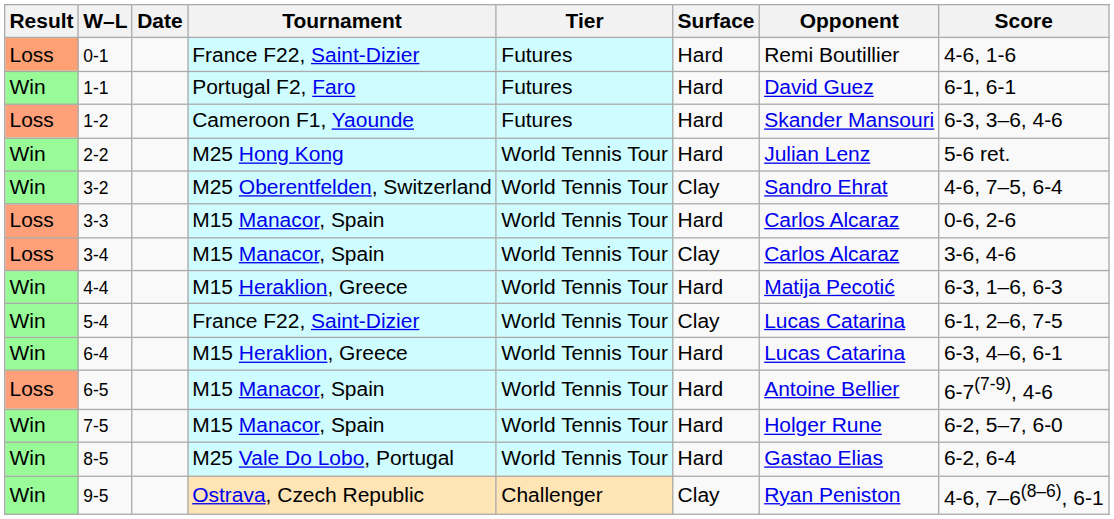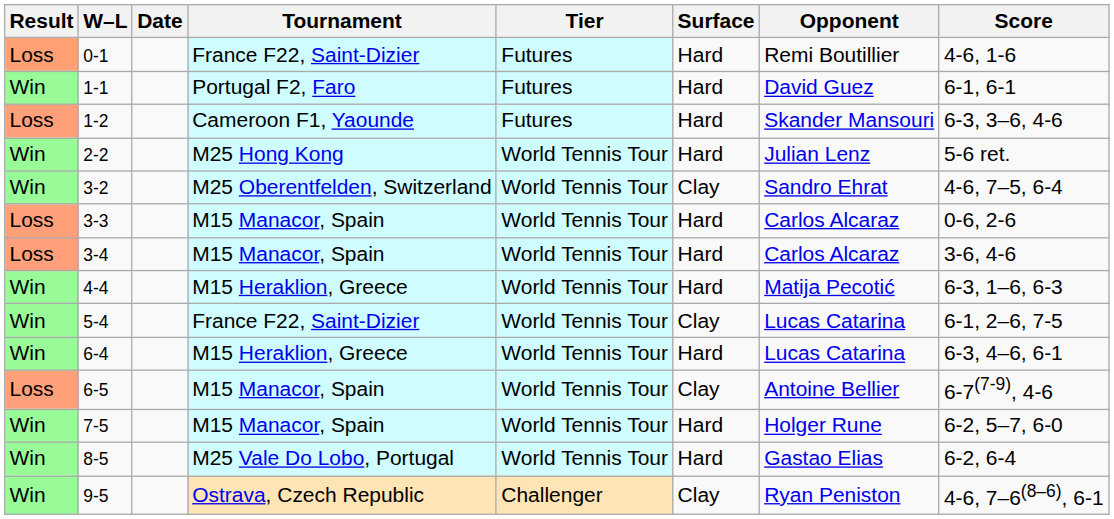(699, 253) Clay -> (700, 253) Hard
(700, 389) Hard -> (699, 389) Clay
